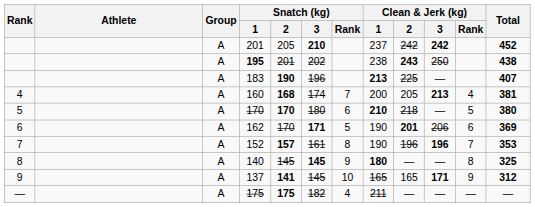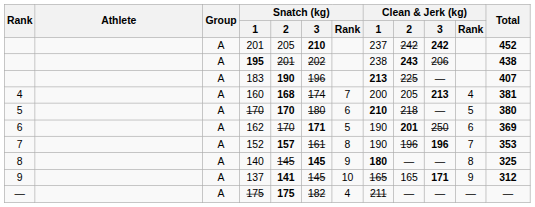(440, 62) 250 -> (440, 62) 206
(440, 128) 206 -> (440, 128) 250
